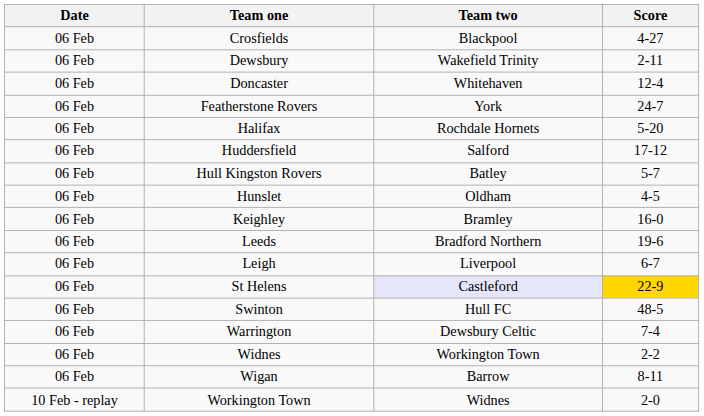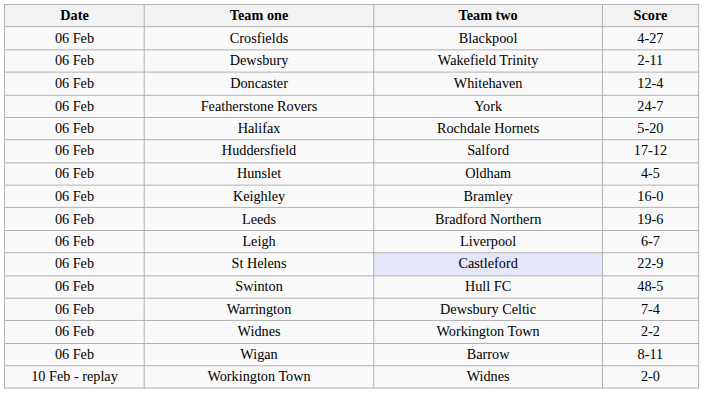- row: (259, 173)
(650, 286) gold background -> (650, 264) no background
